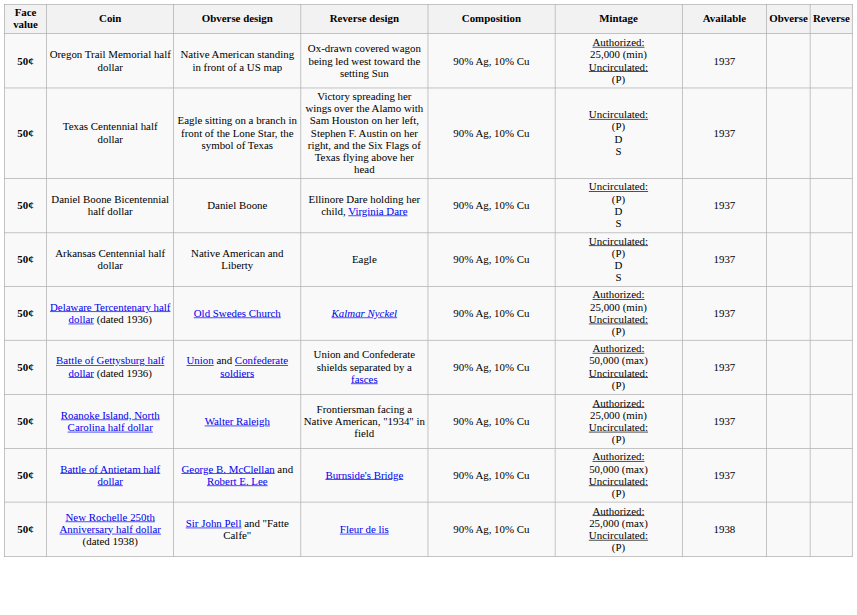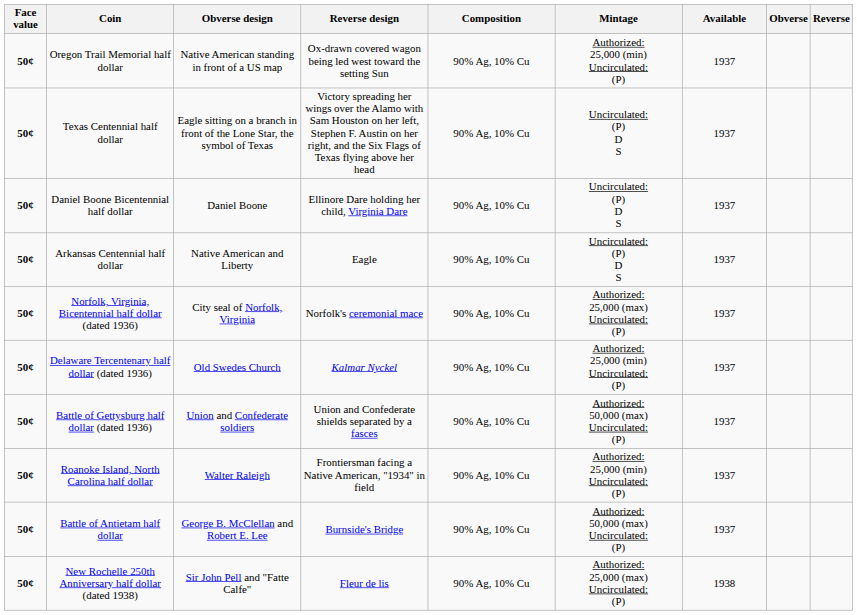+ row: (110, 313)
